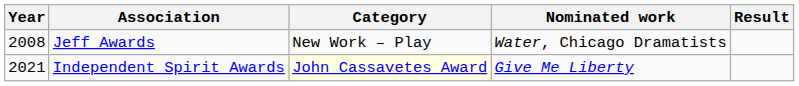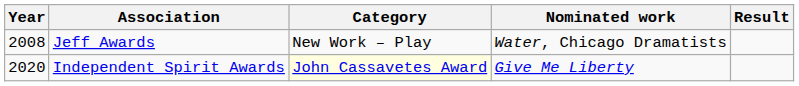(27, 68) 2021 -> (27, 68) 2020
